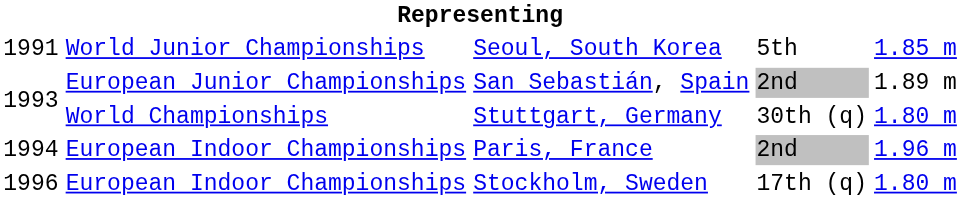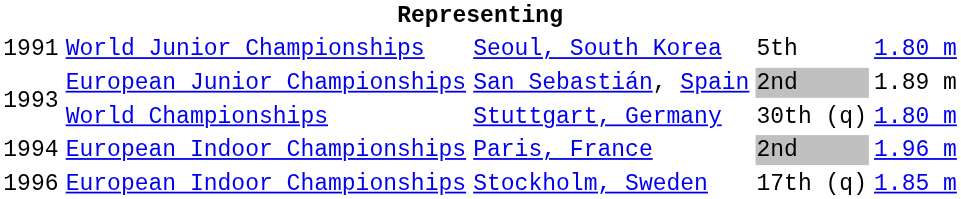(915, 49) 1.85 m -> (915, 49) 1.80 m
(915, 184) 1.80 m -> (915, 184) 1.85 m
